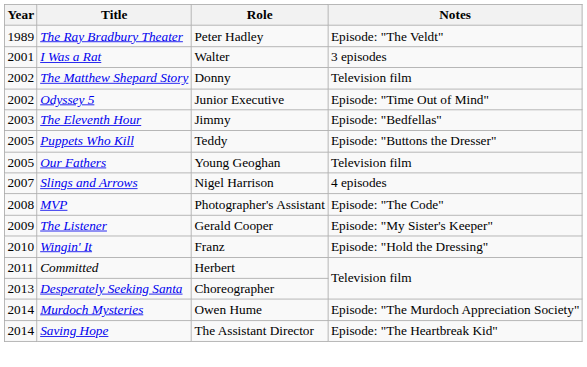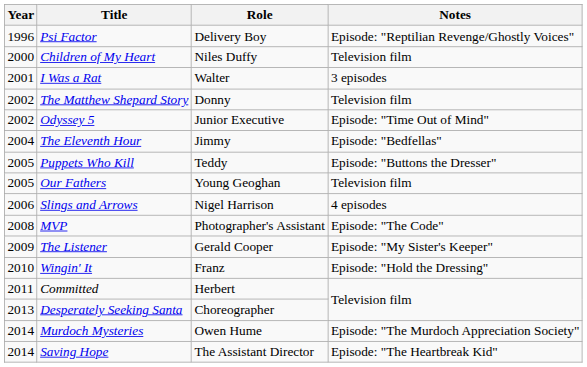- row: (112, 36)
+ row: (68, 36)
+ row: (98, 57)
(21, 120) 2003 -> (21, 141) 2004
(21, 183) 2007 -> (21, 204) 2006
